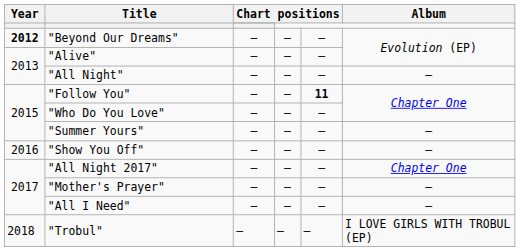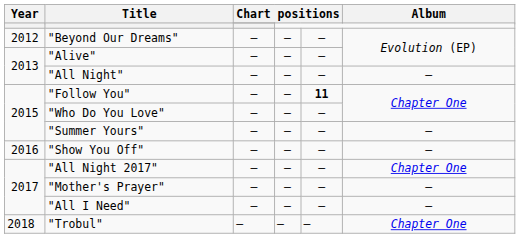(25, 38) bold -> (25, 38) normal
(428, 231) I LOVE GIRLS WITH TROBUL (EP) -> (429, 224) Chapter One
